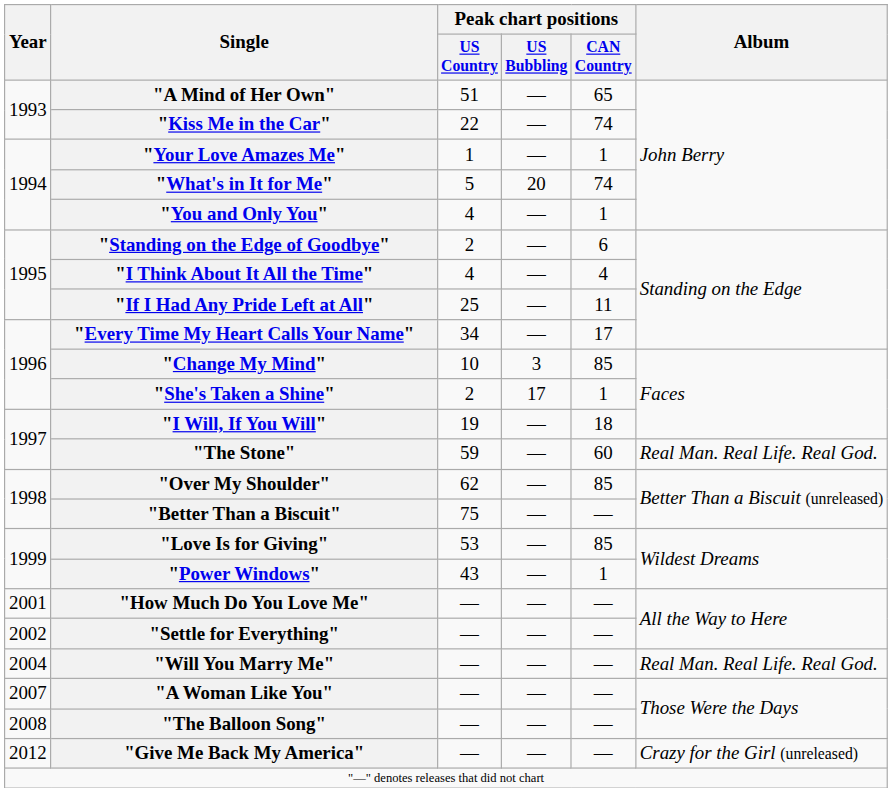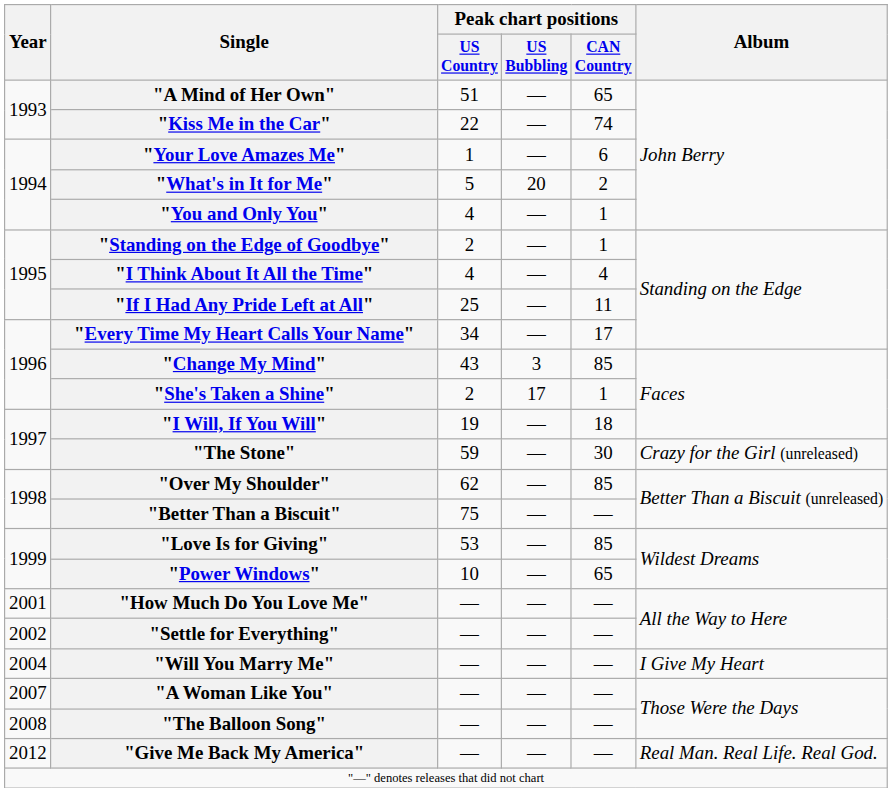(603, 154) 1 -> (603, 154) 6
(603, 184) 74 -> (603, 184) 2
(603, 244) 6 -> (603, 244) 1
(469, 364) 10 -> (469, 364) 43
(603, 453) 60 -> (603, 453) 30
(759, 453) Real Man. Real Life. Real God. -> (749, 453) Crazy for the Girl (unreleased)
(469, 573) 43 -> (469, 573) 10
(603, 573) 1 -> (603, 573) 65
(759, 663) Real Man. Real Life. Real God. -> (702, 663) I Give My Heart
(749, 753) Crazy for the Girl (unreleased) -> (759, 753) Real Man. Real Life. Real God.
